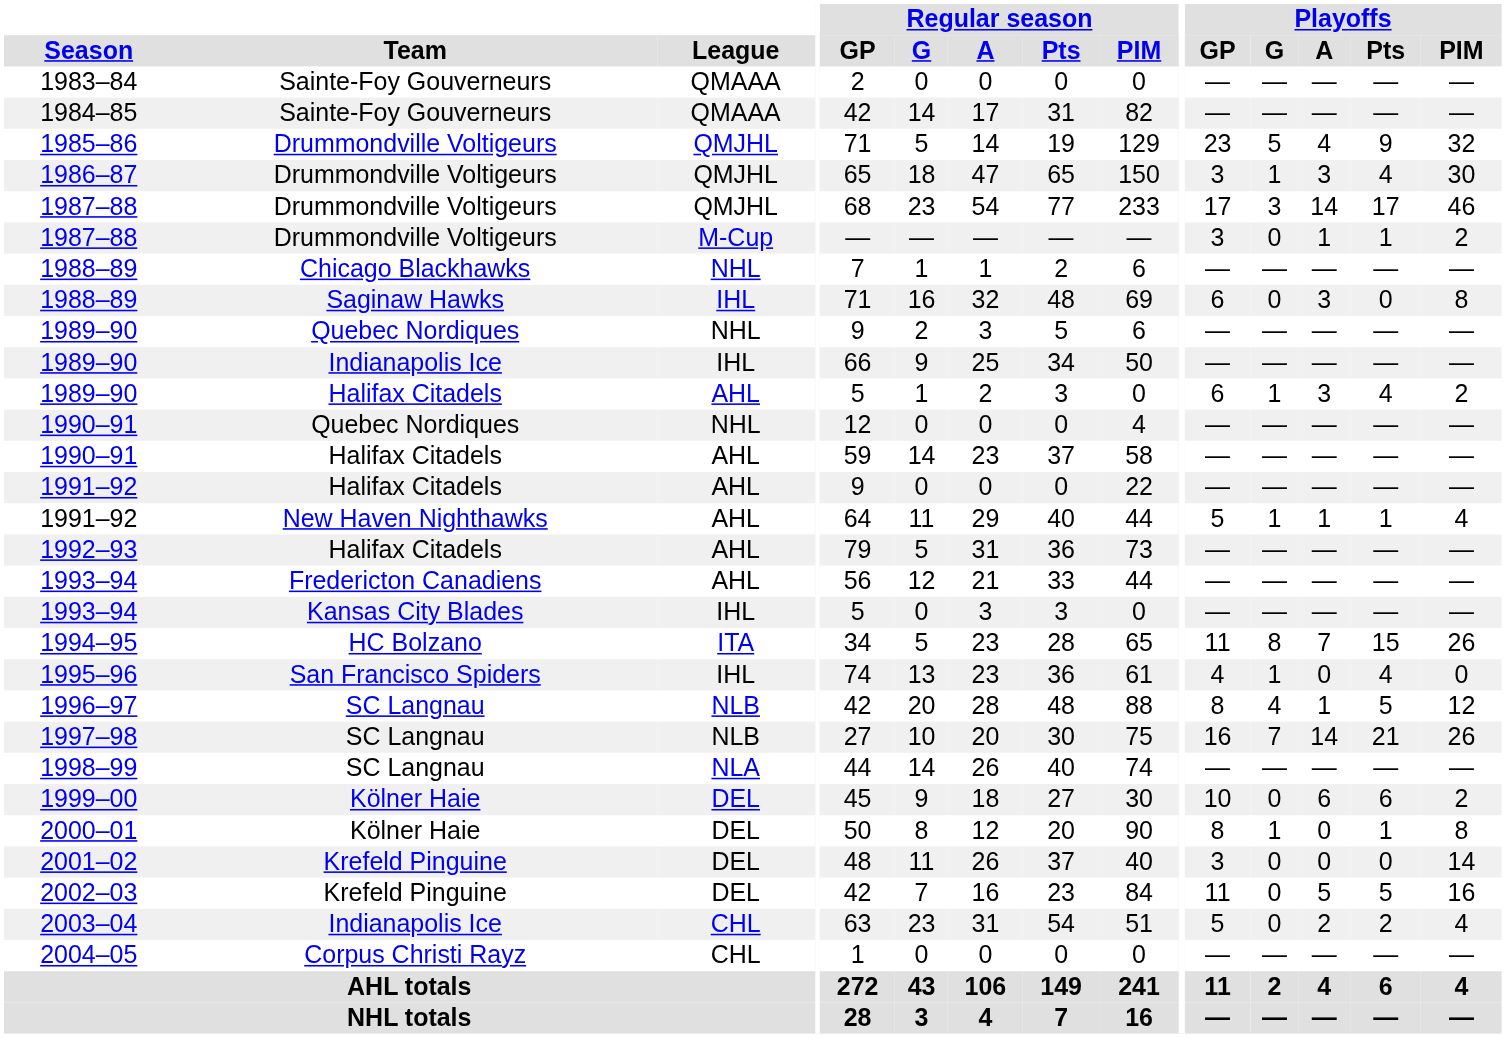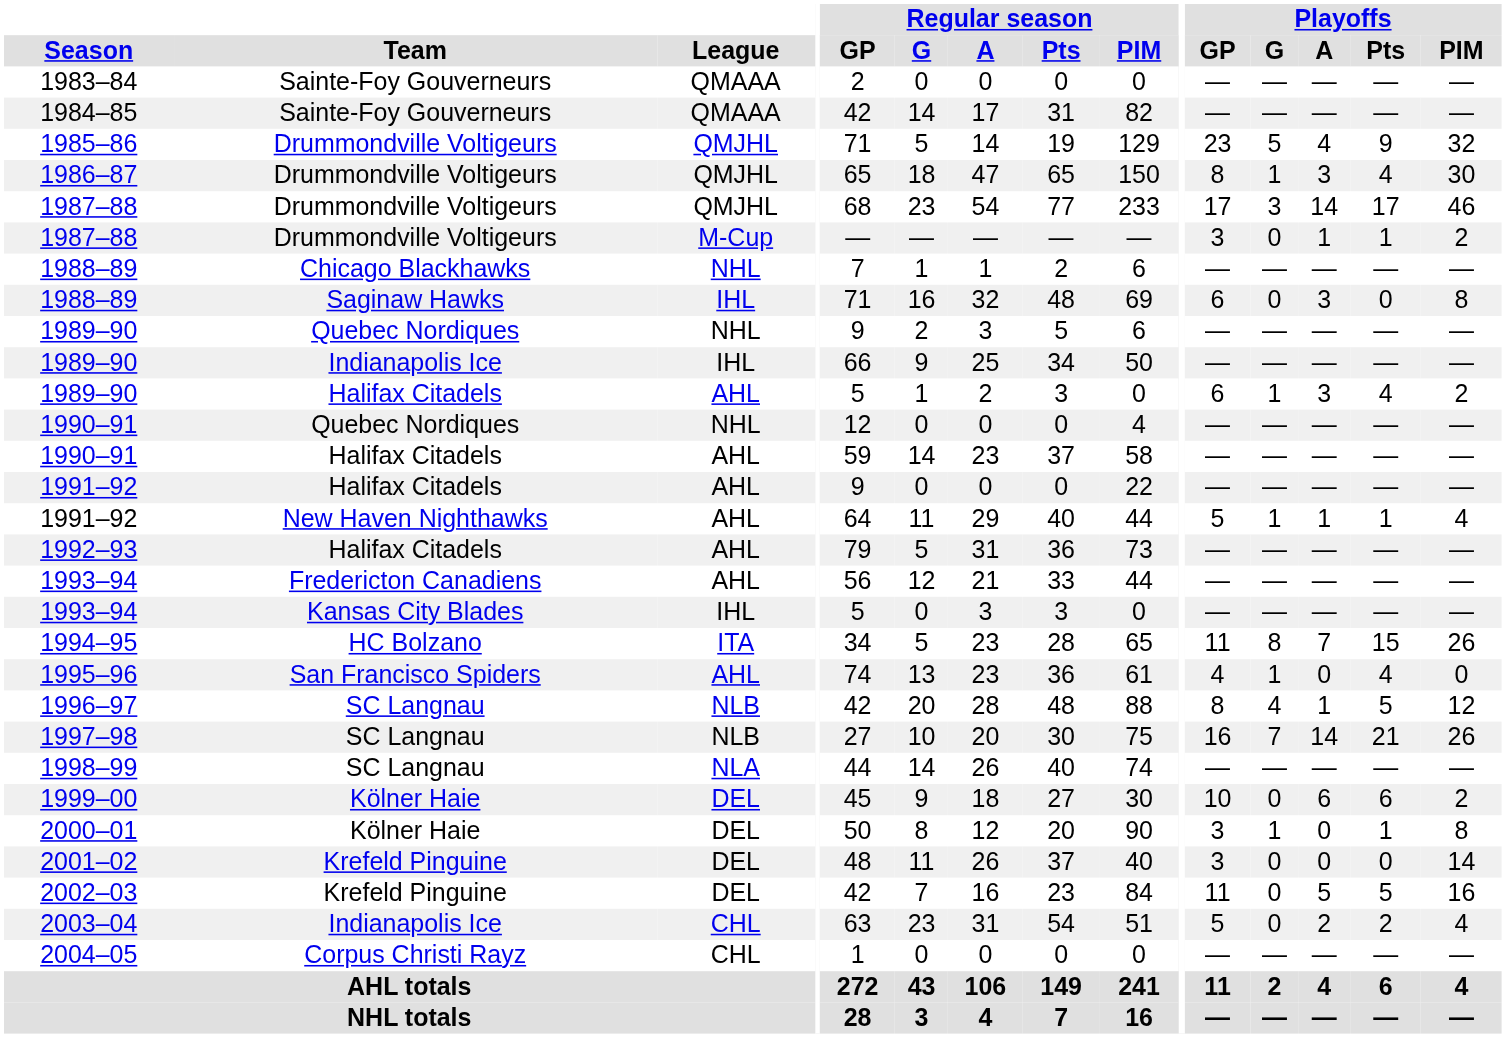(1218, 175) 3 -> (1218, 175) 8
(736, 674) IHL -> (736, 674) AHL
(1218, 830) 8 -> (1218, 830) 3
